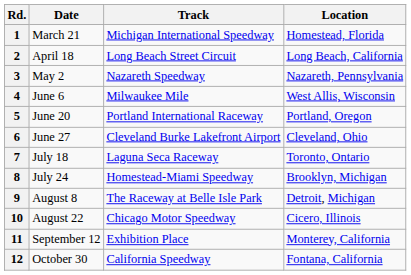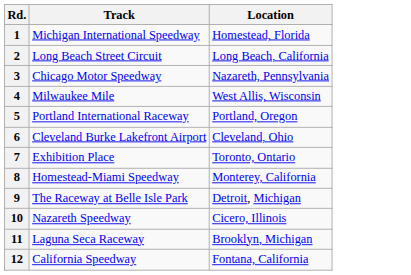- column: (66, 14)
(156, 75) Nazareth Speedway -> (97, 75) Chicago Motor Speedway
(162, 157) Laguna Seca Raceway -> (73, 157) Exhibition Place
(337, 177) Brooklyn, Michigan -> (264, 177) Monterey, California
(171, 218) Chicago Motor Speedway -> (81, 218) Nazareth Speedway
(147, 238) Exhibition Place -> (88, 238) Laguna Seca Raceway
(338, 238) Monterey, California -> (262, 238) Brooklyn, Michigan
